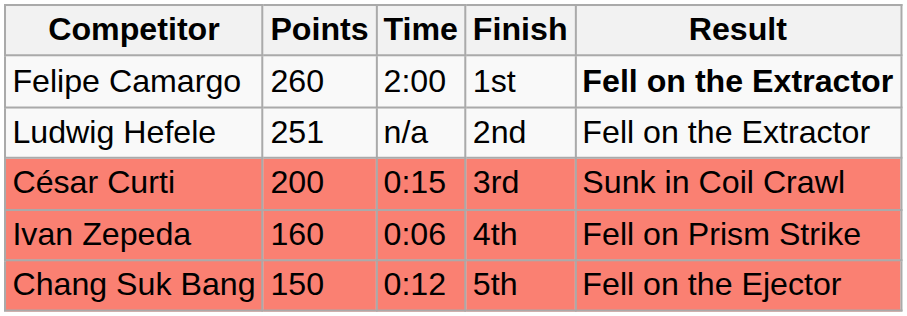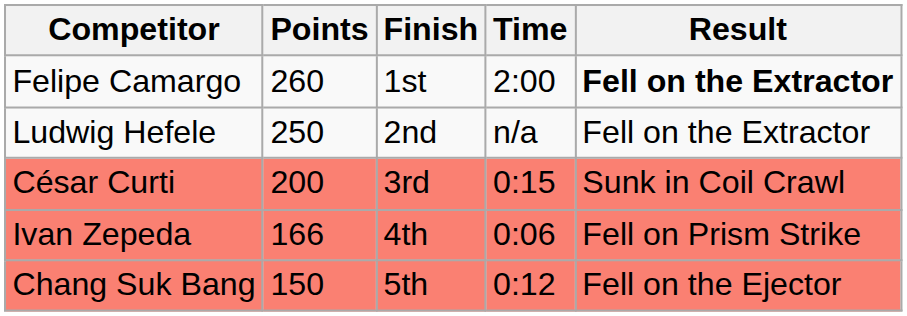columns swapped: (421, 30) <-> (520, 30)
(297, 132) 251 -> (297, 132) 250
(297, 234) 160 -> (297, 234) 166
